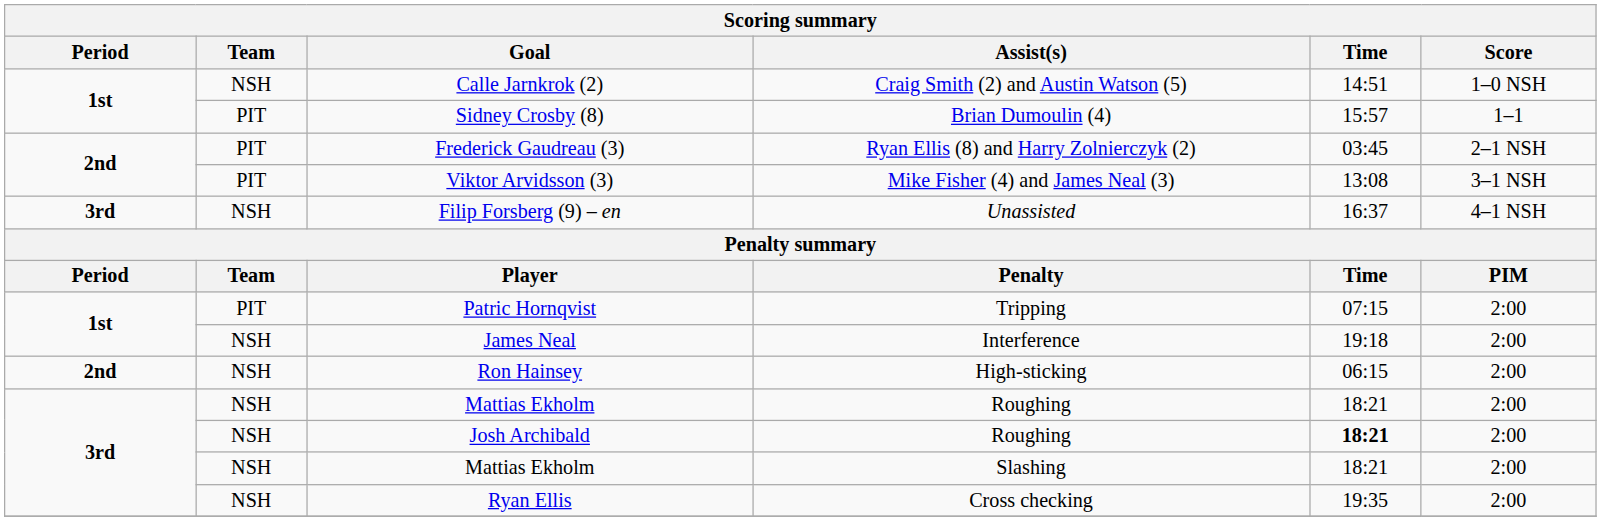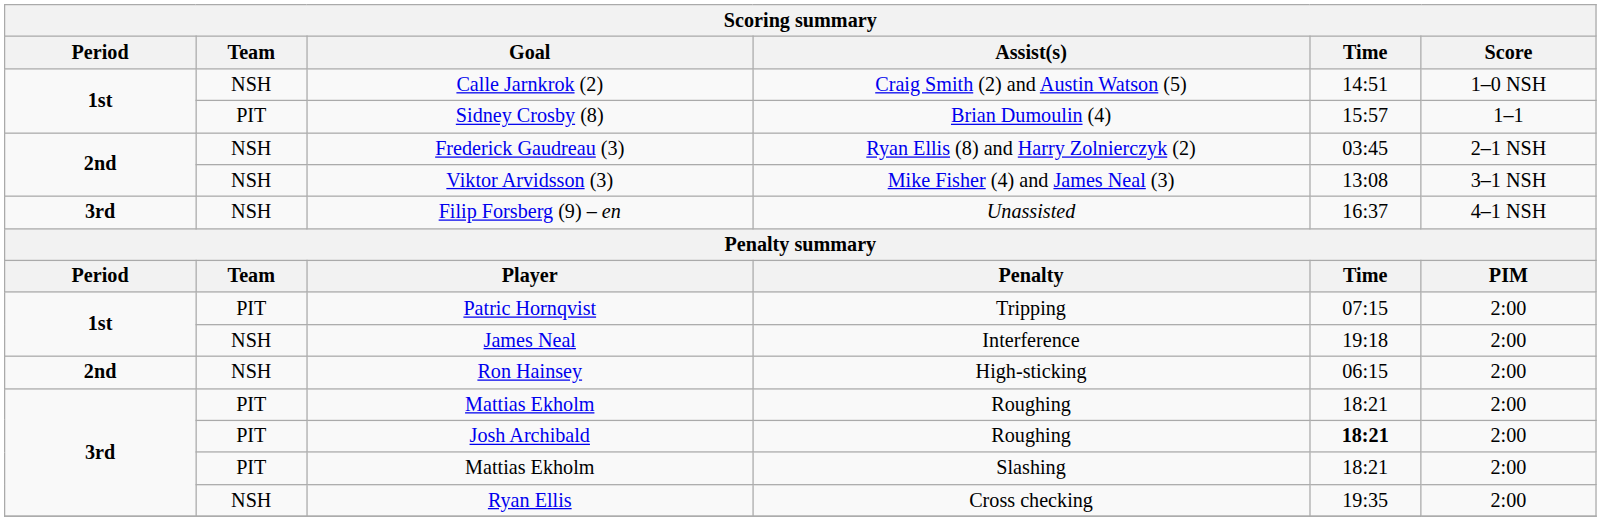(251, 148) PIT -> (251, 148) NSH
(251, 180) PIT -> (251, 180) NSH
(251, 404) NSH -> (251, 404) PIT
(251, 436) NSH -> (251, 436) PIT
(251, 468) NSH -> (251, 468) PIT
